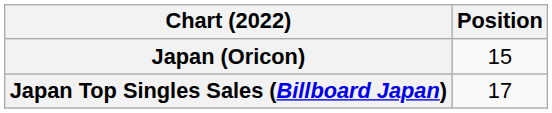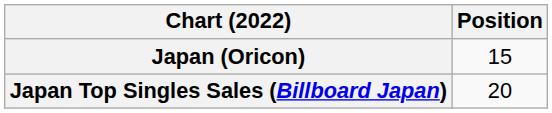(500, 90) 17 -> (500, 90) 20
